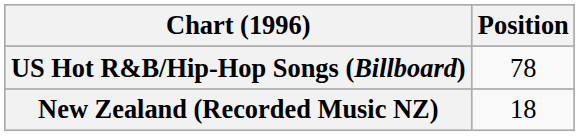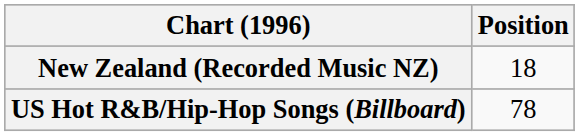rows swapped: (238, 109) <-> (238, 67)
